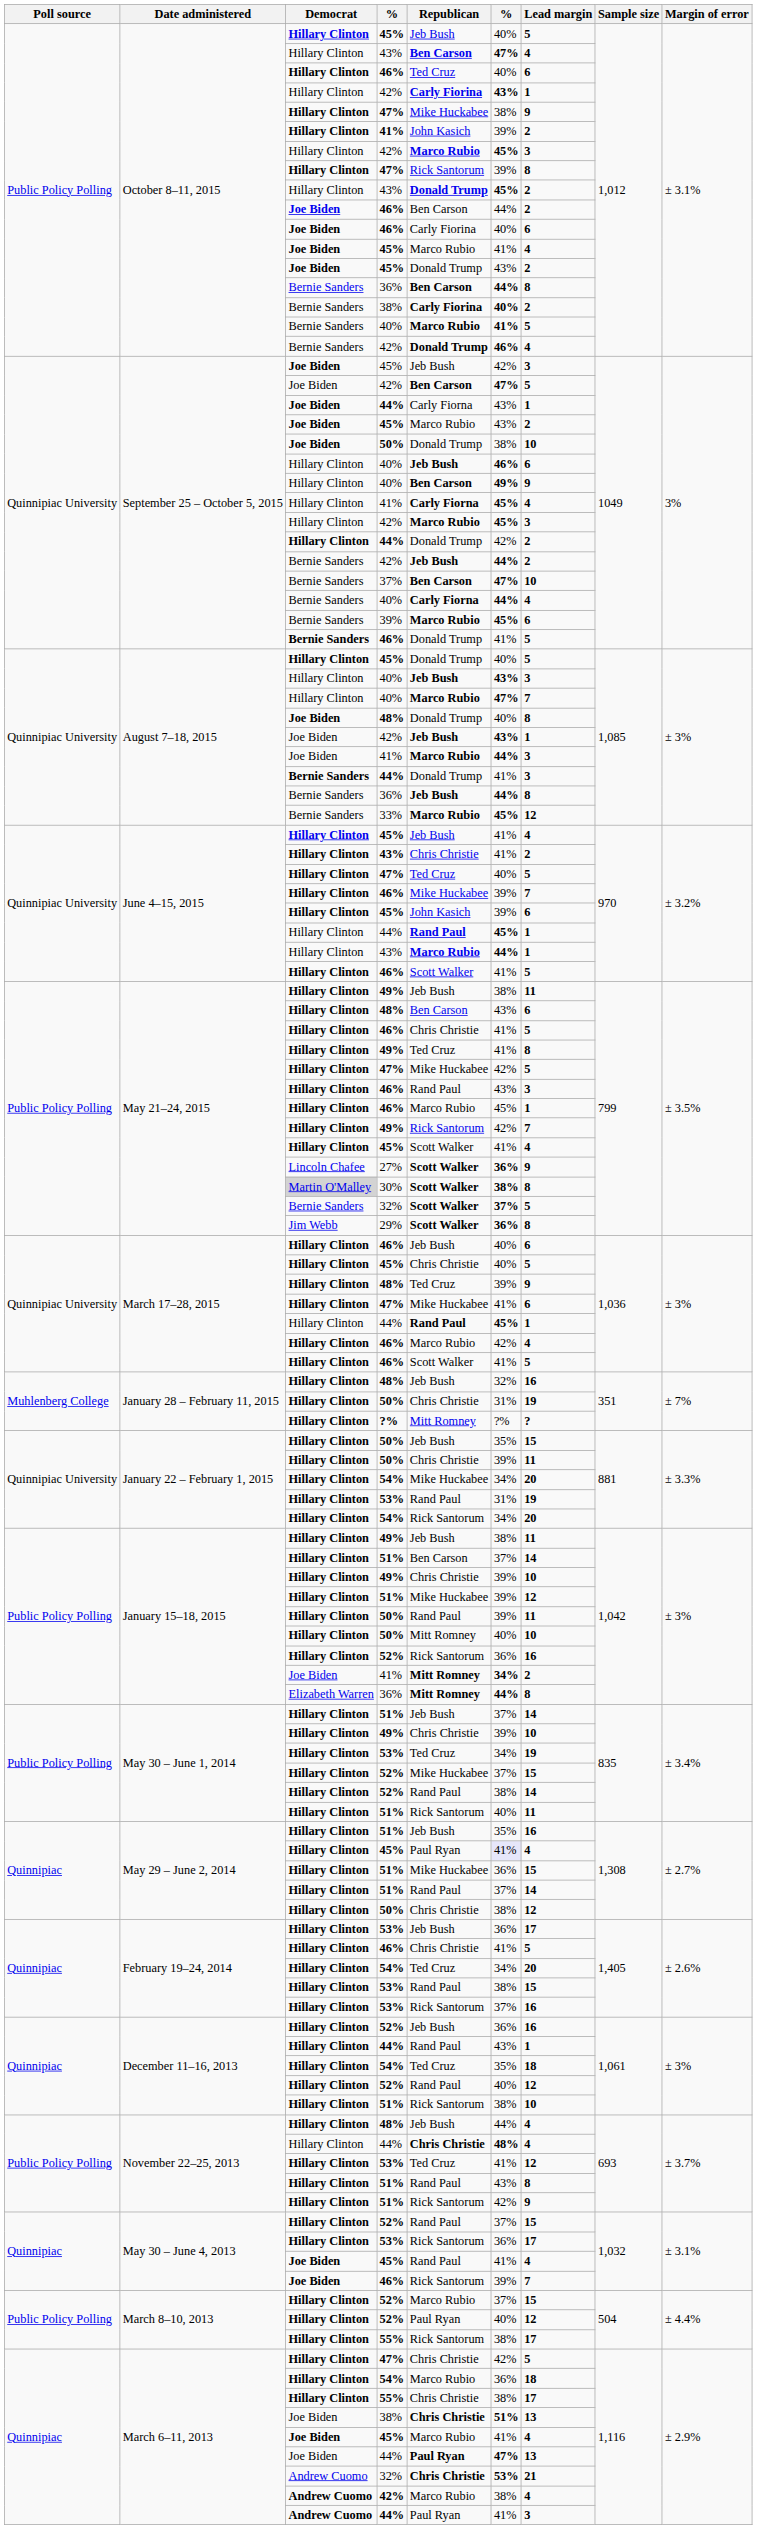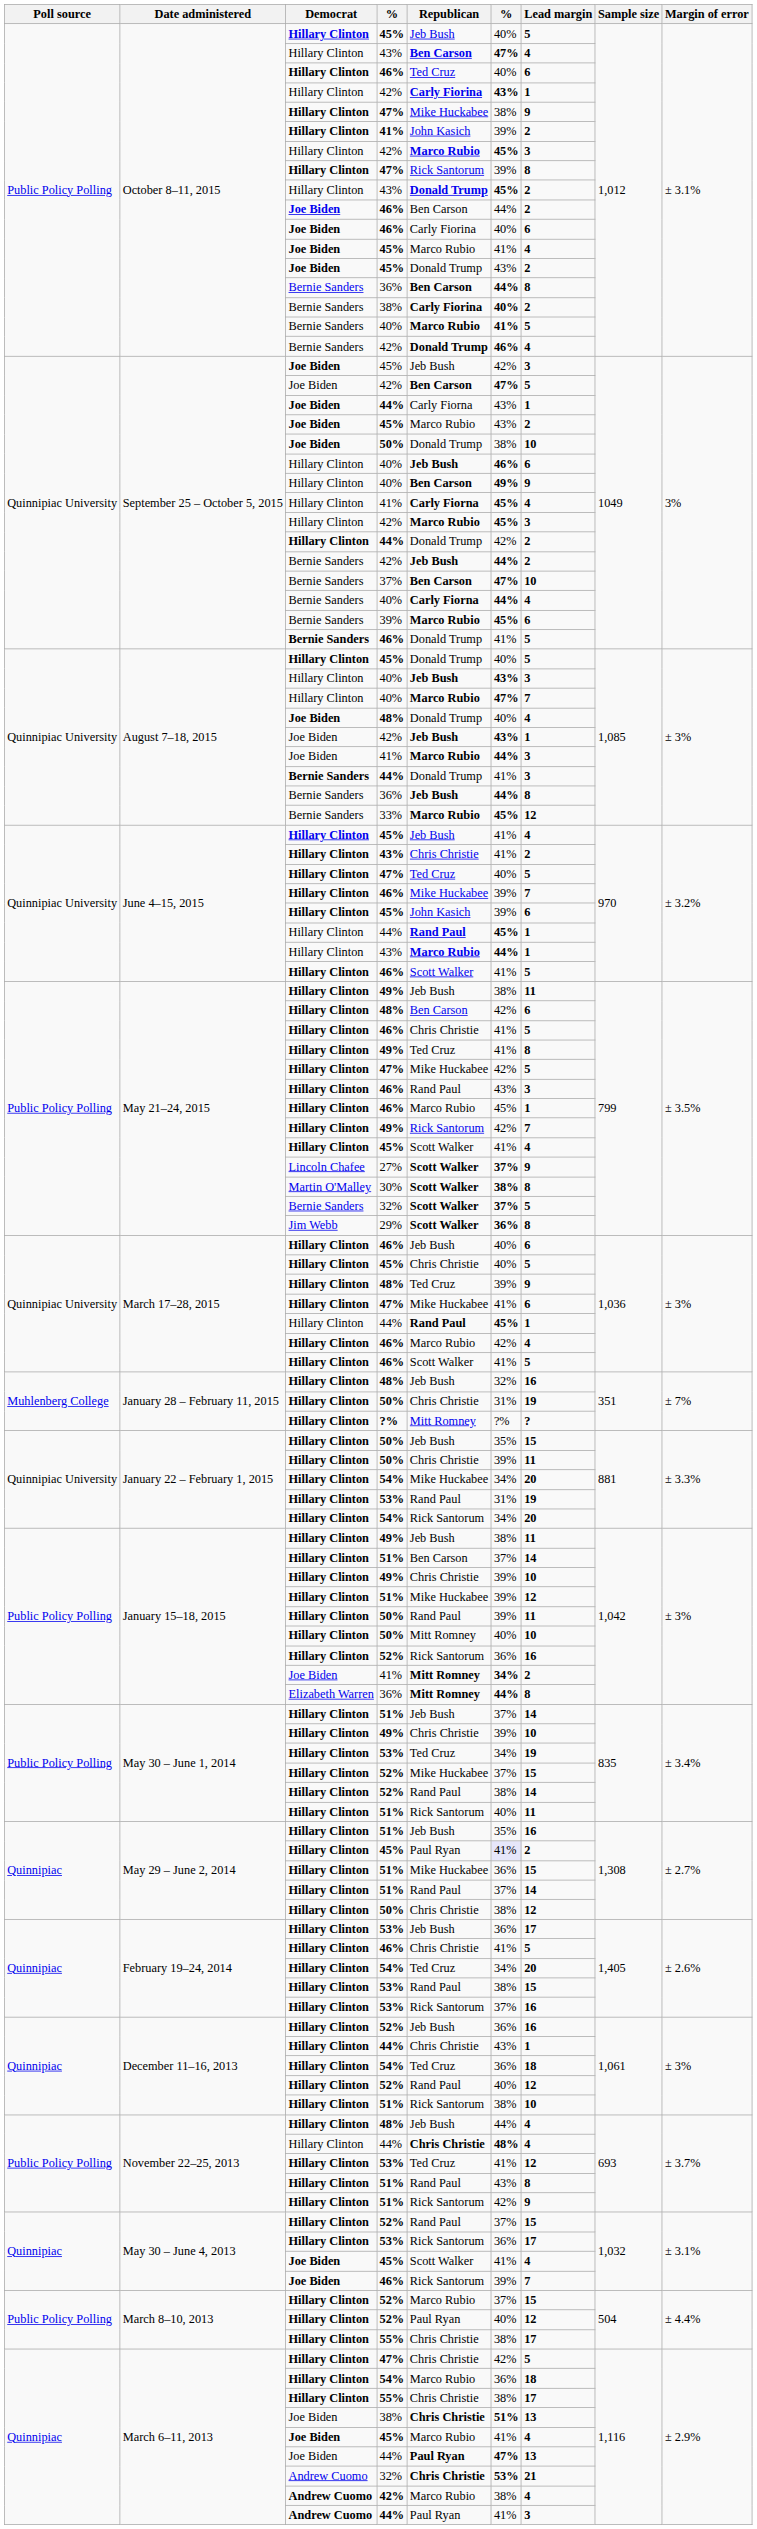(527, 717) 8 -> (527, 717) 4
(505, 1010) 43% -> (505, 1010) 42%
(506, 1167) 36% -> (506, 1167) 37%
(330, 1186) lightgrey background -> (330, 1186) no background
(527, 1850) 4 -> (527, 1850) 2
(435, 2046) Rand Paul -> (444, 2046) Chris Christie
(505, 2065) 35% -> (505, 2065) 36%
(435, 2261) Rand Paul -> (442, 2261) Scott Walker
(447, 2339) Rick Santorum -> (444, 2339) Chris Christie
